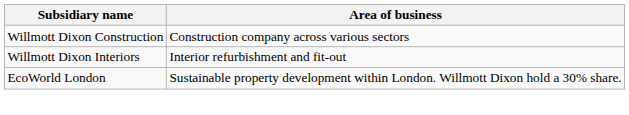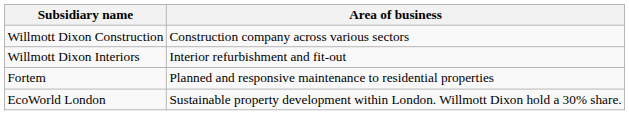+ row: (27, 78)
